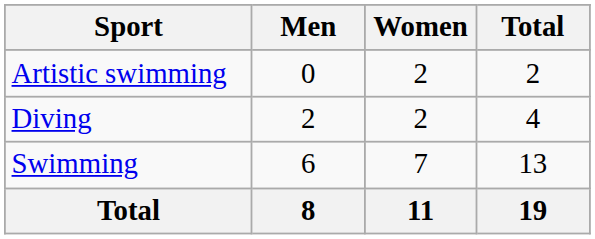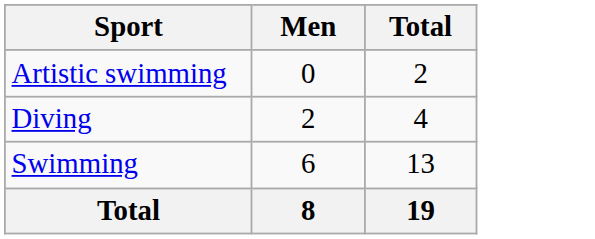- column: (421, 27)
